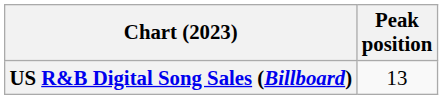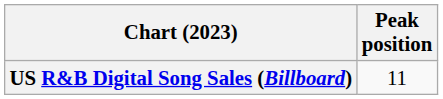(397, 77) 13 -> (397, 77) 11
